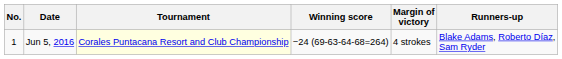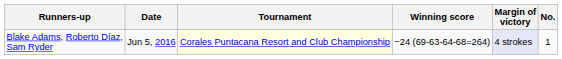columns swapped: (14, 17) <-> (497, 17)
(412, 42) no background -> (513, 42) lavender background
